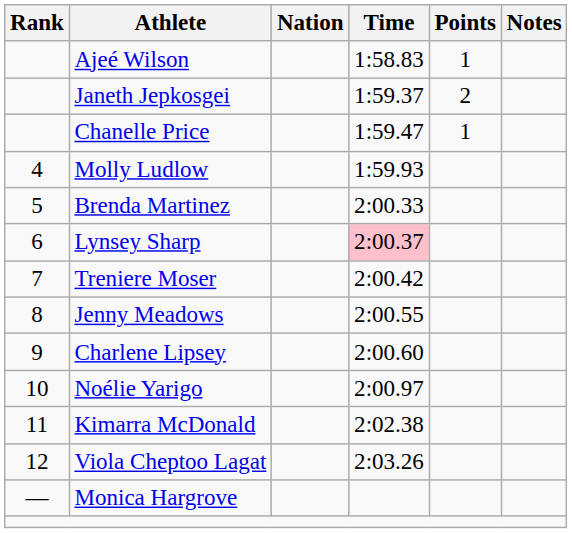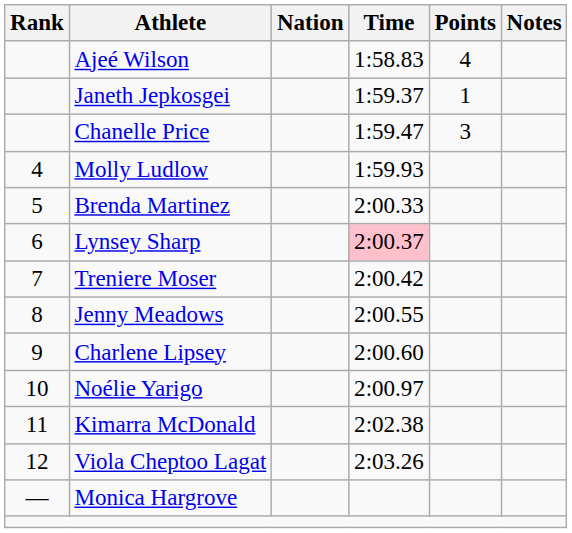(465, 59) 1 -> (465, 59) 4
(465, 95) 2 -> (465, 95) 1
(465, 132) 1 -> (465, 132) 3
